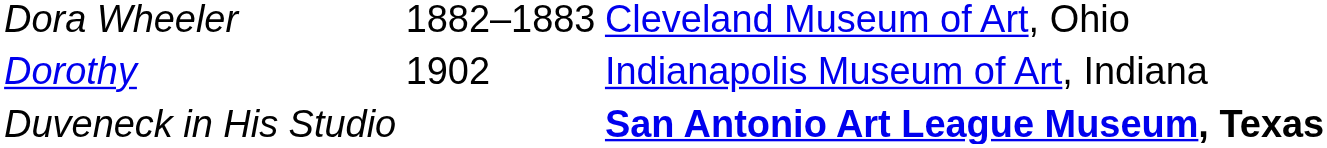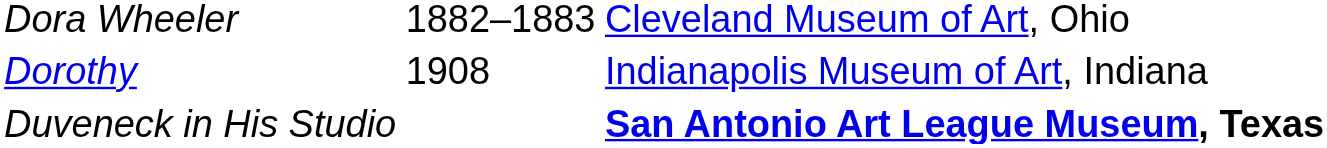(448, 71) 1902 -> (448, 71) 1908
